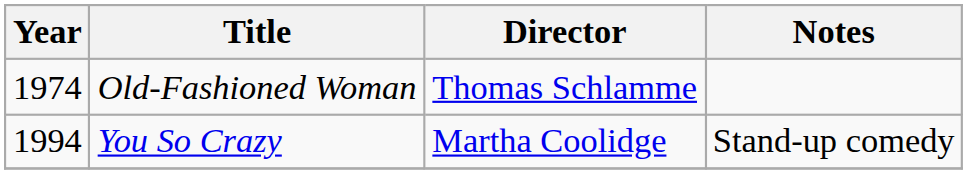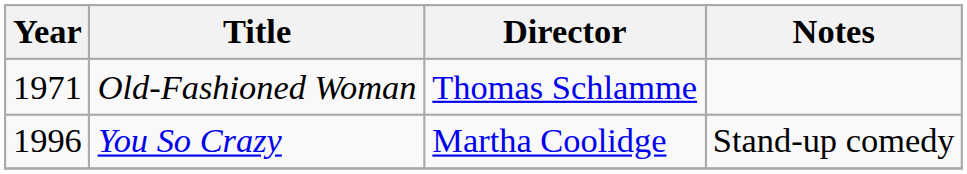(47, 86) 1974 -> (47, 86) 1971
(47, 140) 1994 -> (47, 140) 1996
